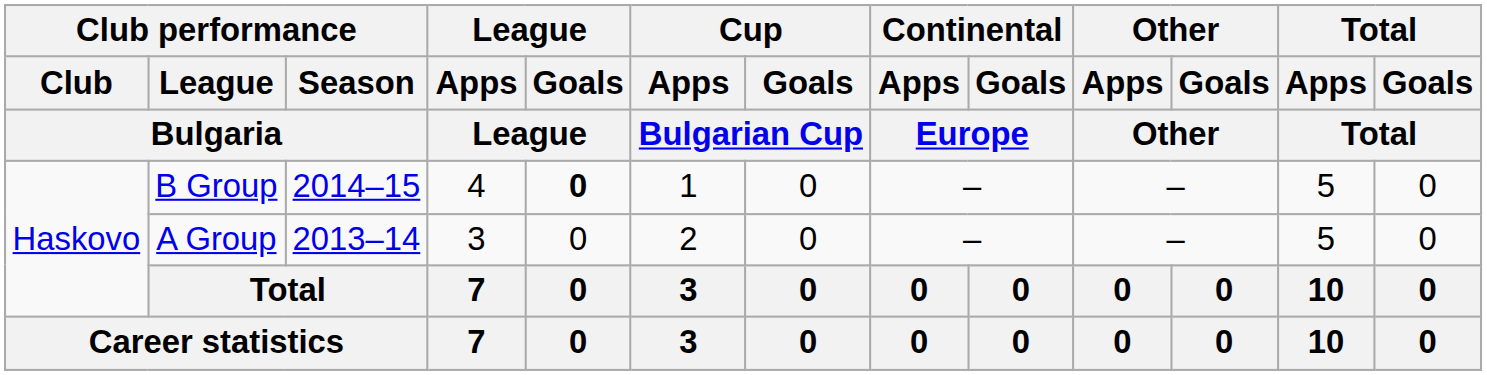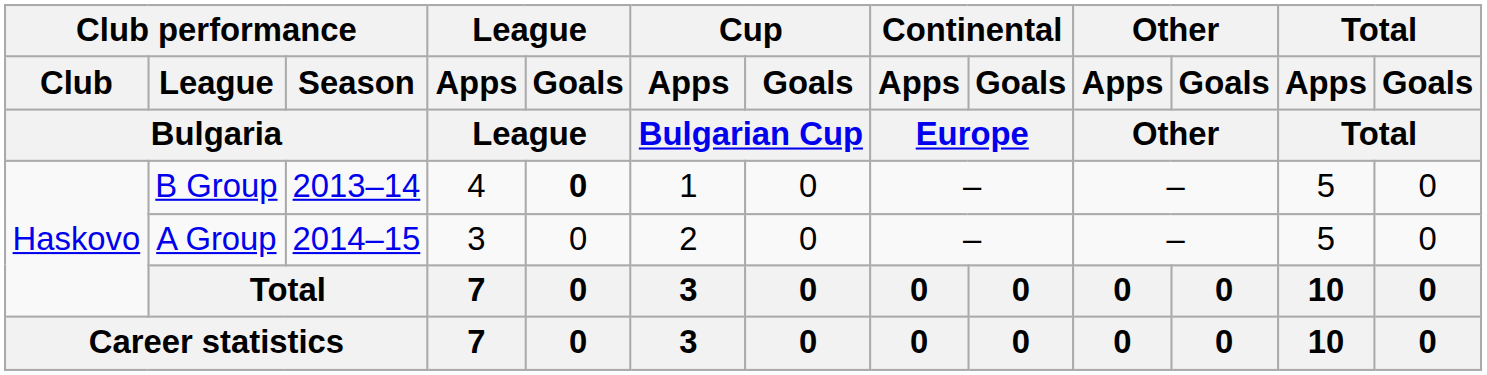(356, 186) 2014–15 -> (356, 186) 2013–14
(356, 238) 2013–14 -> (356, 238) 2014–15
